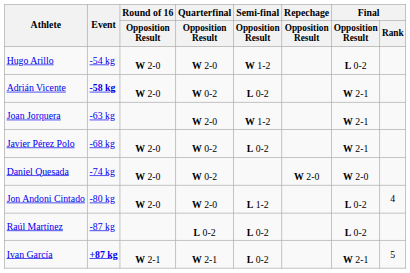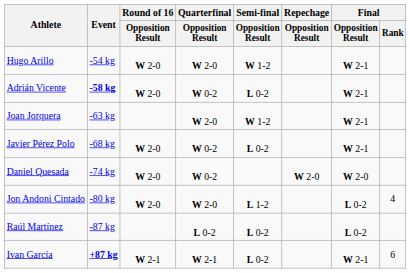(356, 66) L 0-2 -> (356, 66) W 2-1
(393, 255) 5 -> (393, 255) 6
